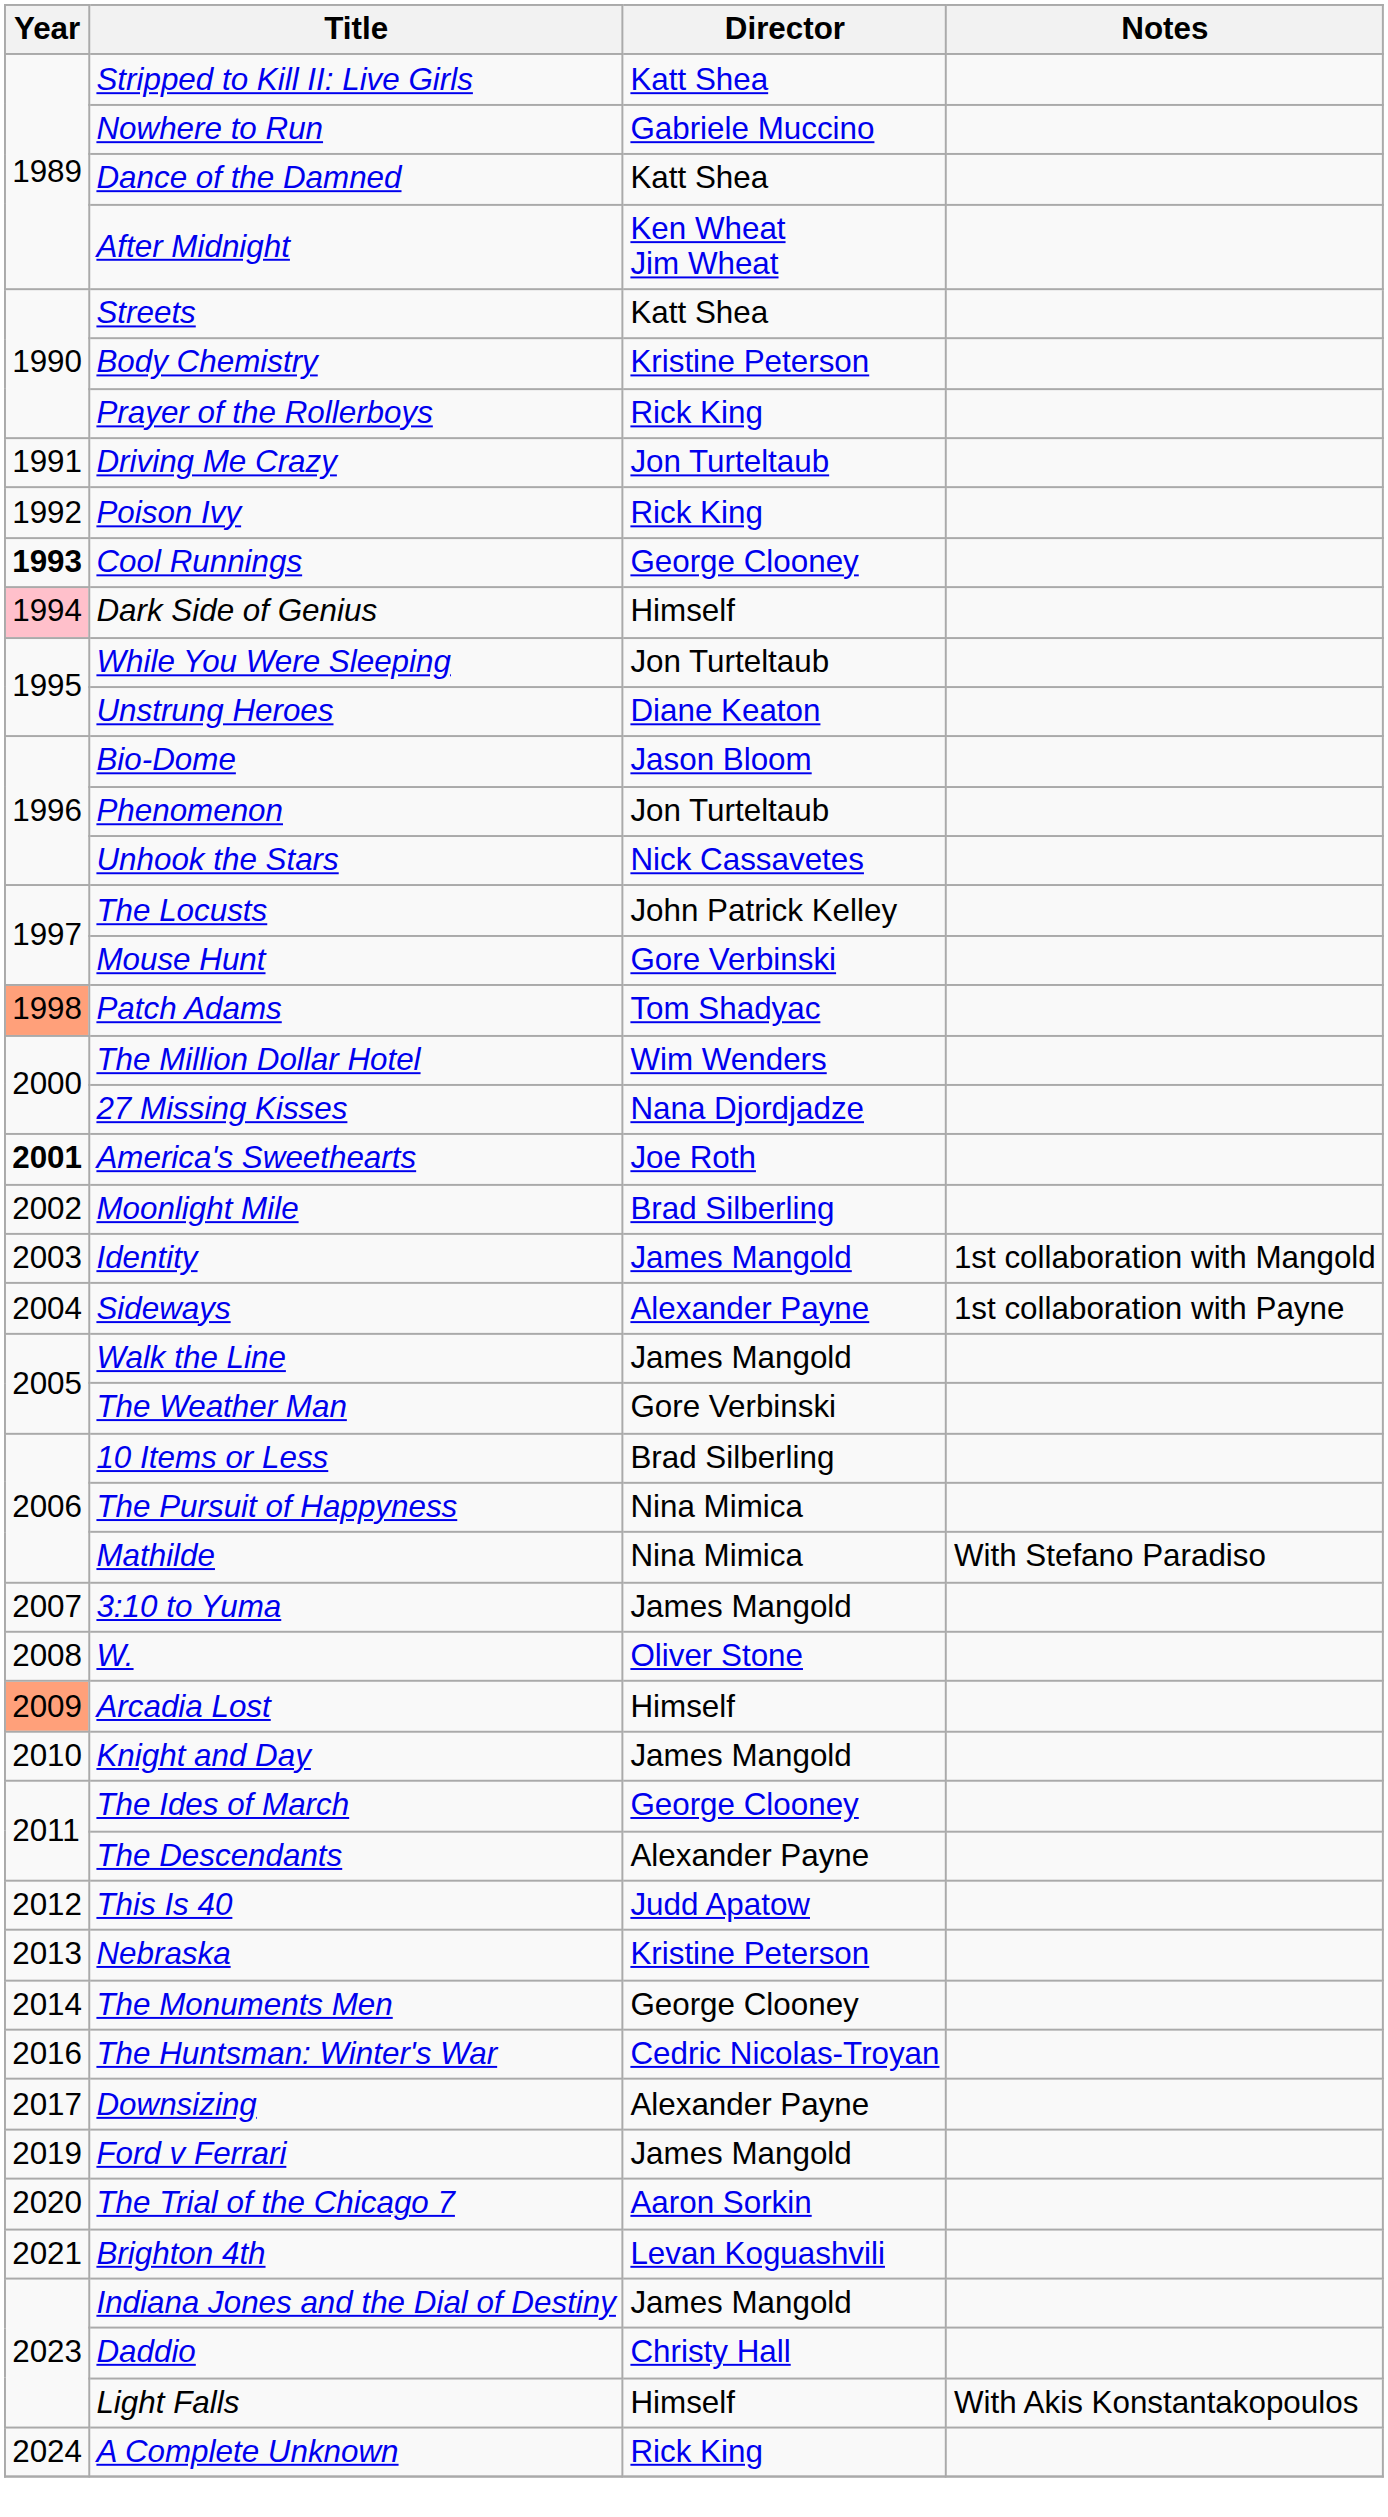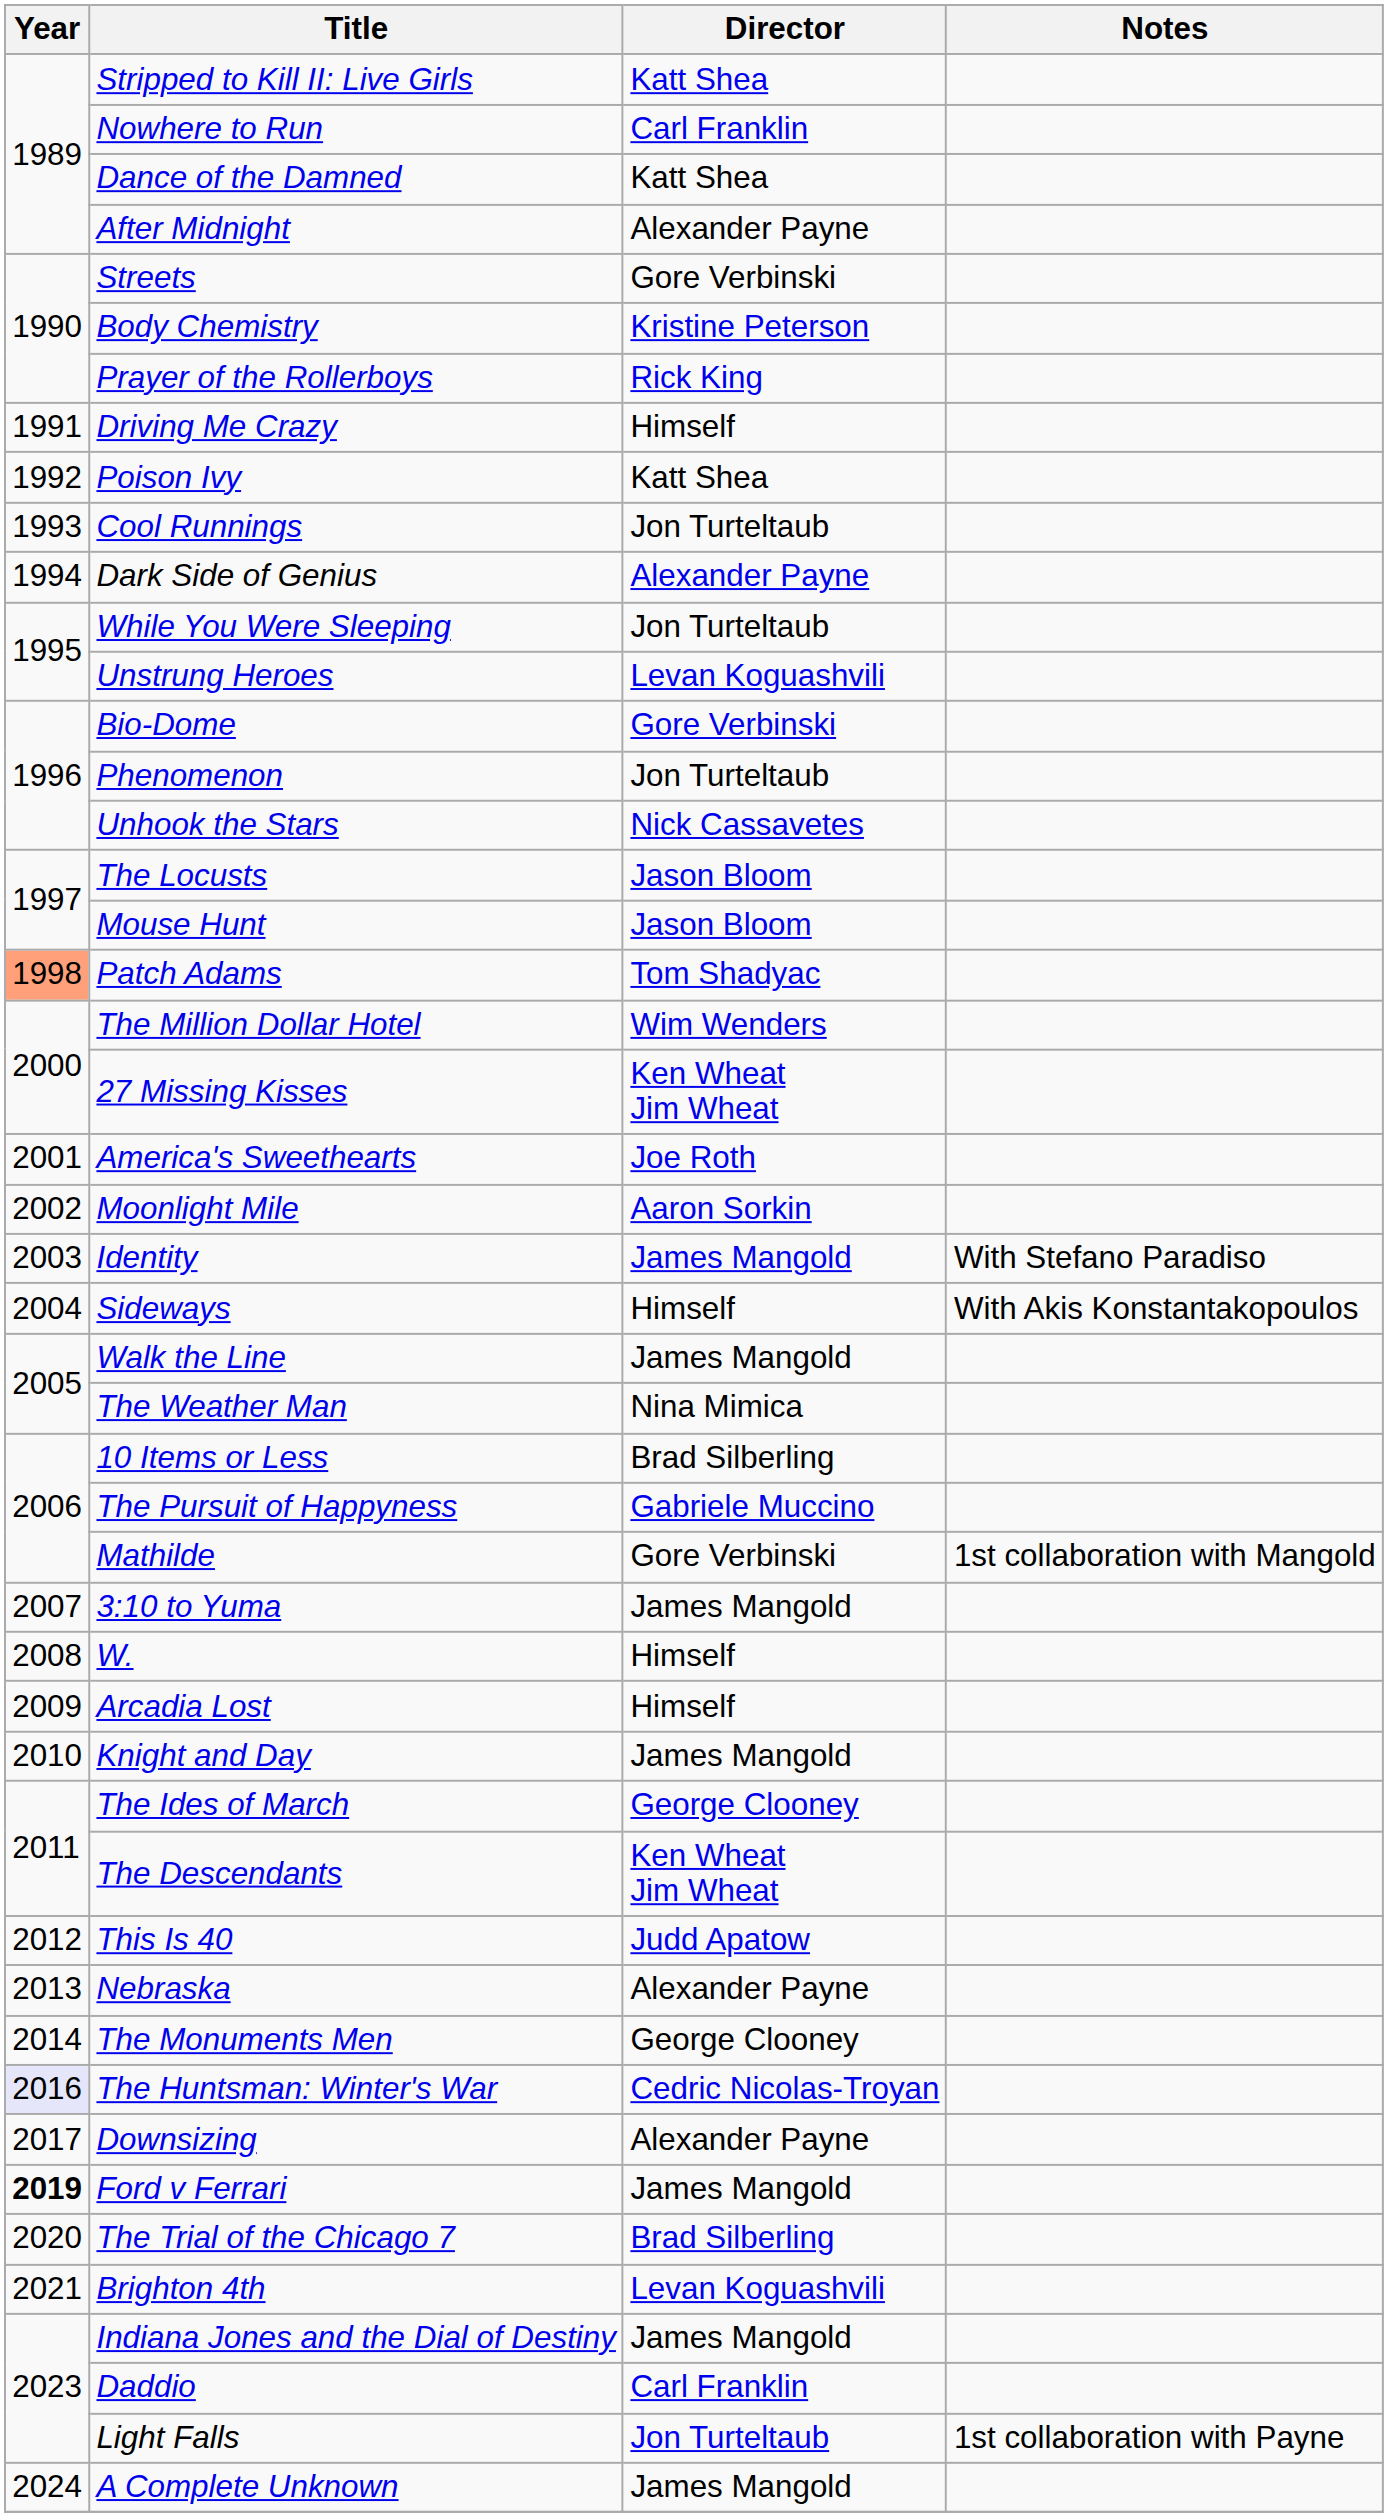(752, 128) Gabriele Muccino -> (719, 128) Carl Franklin
(708, 245) Ken Wheat Jim Wheat -> (750, 228) Alexander Payne
(699, 313) Katt Shea -> (733, 278) Gore Verbinski
(730, 462) Jon Turteltaub -> (683, 427) Himself
(697, 512) Rick King -> (699, 476) Katt Shea
(47, 561) bold -> (47, 526) normal
(745, 561) George Clooney -> (730, 526) Jon Turteltaub
(47, 611) pink background -> (47, 576) no background
(683, 611) Himself -> (750, 576) Alexander Payne
(725, 711) Diane Keaton -> (758, 675) Levan Koguashvili
(721, 760) Jason Bloom -> (733, 725) Gore Verbinski
(764, 910) John Patrick Kelley -> (721, 874) Jason Bloom
(733, 959) Gore Verbinski -> (721, 924) Jason Bloom
(747, 1109) Nana Djordjadze -> (708, 1091) Ken Wheat Jim Wheat
(47, 1158) bold -> (47, 1158) normal
(732, 1208) Brad Silberling -> (721, 1208) Aaron Sorkin
(1165, 1258) 1st collaboration with Mangold -> (1110, 1258) With Stefano Paradiso
(750, 1308) Alexander Payne -> (683, 1308) Himself
(1149, 1308) 1st collaboration with Payne -> (1156, 1308) With Akis Konstantakopoulos
(733, 1407) Gore Verbinski -> (717, 1407) Nina Mimica
(717, 1506) Nina Mimica -> (752, 1506) Gabriele Muccino
(717, 1556) Nina Mimica -> (733, 1556) Gore Verbinski
(1110, 1556) With Stefano Paradiso -> (1165, 1556) 1st collaboration with Mangold
(717, 1656) Oliver Stone -> (683, 1656) Himself
(47, 1705) lightsalmon background -> (47, 1705) no background
(750, 1855) Alexander Payne -> (708, 1872) Ken Wheat Jim Wheat
(750, 1954) Kristine Peterson -> (750, 1989) Alexander Payne
(47, 2054) no background -> (47, 2089) lavender background
(47, 2153) normal -> (47, 2188) bold
(721, 2203) Aaron Sorkin -> (732, 2238) Brad Silberling
(711, 2352) Christy Hall -> (719, 2387) Carl Franklin
(683, 2402) Himself -> (730, 2437) Jon Turteltaub
(1156, 2402) With Akis Konstantakopoulos -> (1149, 2437) 1st collaboration with Payne
(697, 2451) Rick King -> (741, 2487) James Mangold
